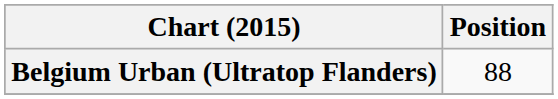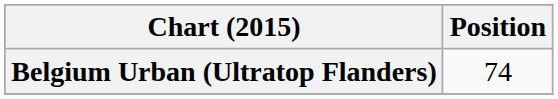(498, 71) 88 -> (498, 71) 74
